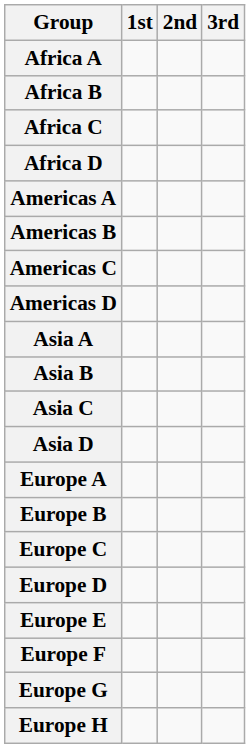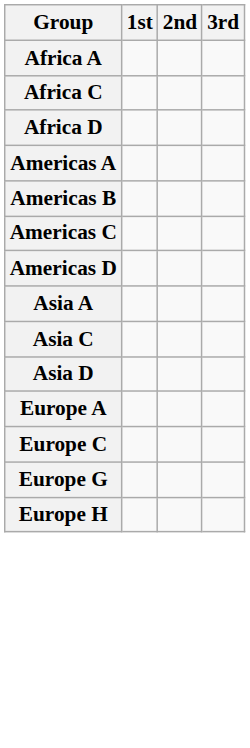- row: (63, 92)
- row: (63, 373)
- row: (63, 514)
- row: (63, 584)
- row: (63, 620)
- row: (63, 655)
